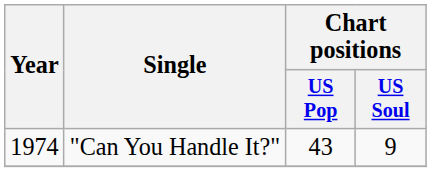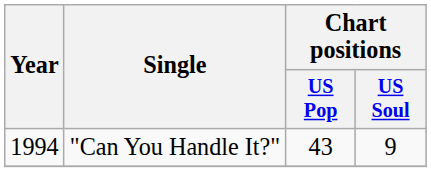(34, 147) 1974 -> (34, 147) 1994
